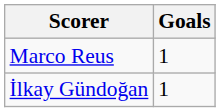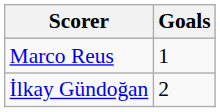(164, 89) 1 -> (164, 89) 2
